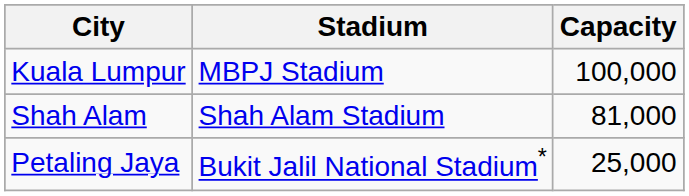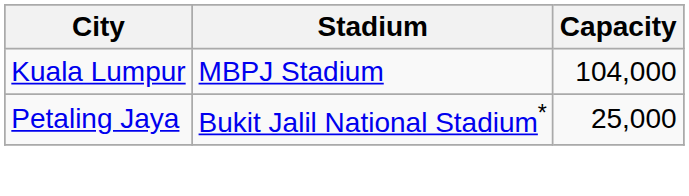(626, 71) 100,000 -> (626, 71) 104,000
- row: (79, 115)
